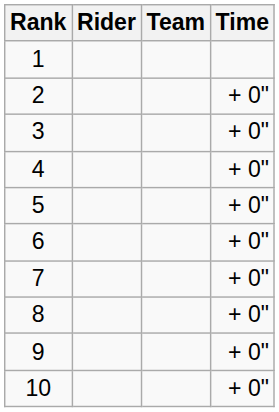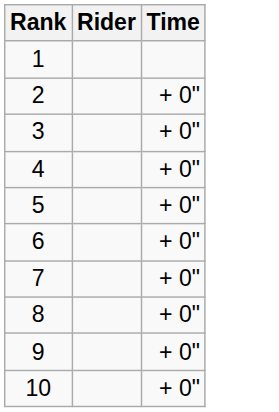- column: (176, 22)
